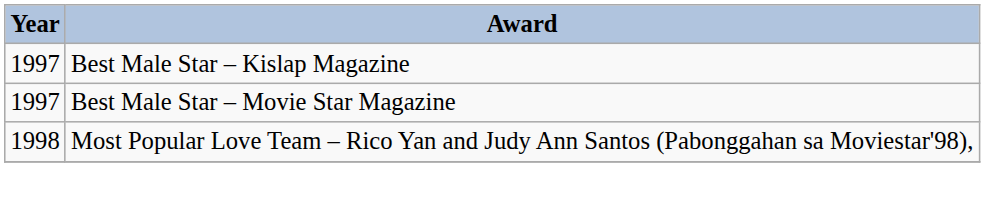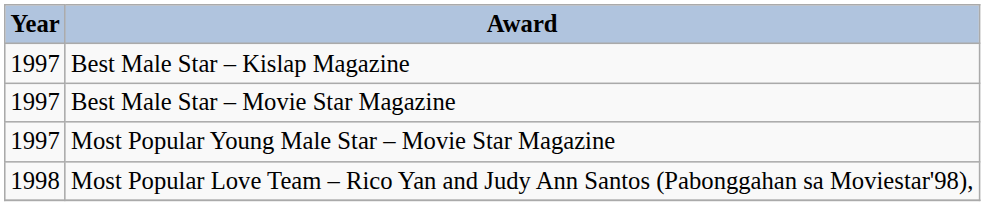+ row: (343, 141)
